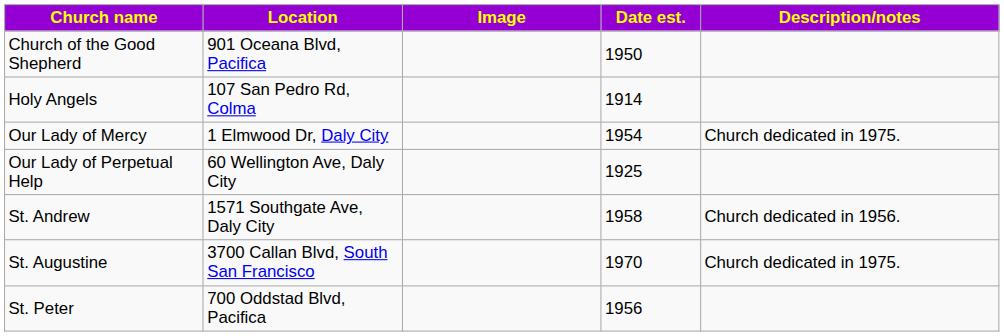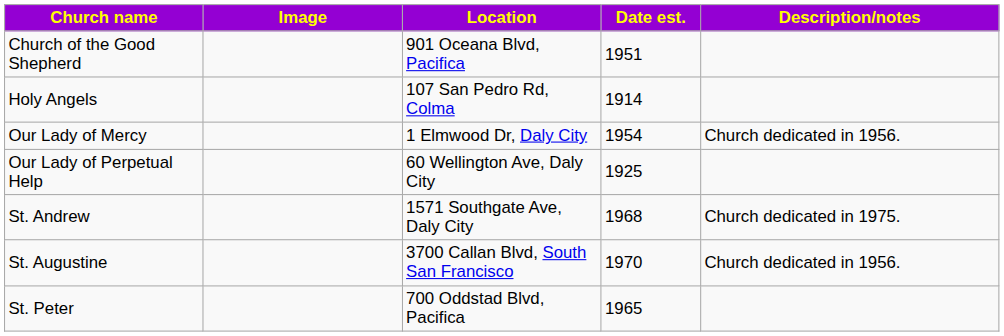columns swapped: (502, 17) <-> (303, 17)
(624, 53) 1950 -> (624, 53) 1951
(802, 135) Church dedicated in 1975. -> (802, 135) Church dedicated in 1956.
(624, 217) 1958 -> (624, 217) 1968
(802, 217) Church dedicated in 1956. -> (802, 217) Church dedicated in 1975.
(802, 262) Church dedicated in 1975. -> (802, 262) Church dedicated in 1956.
(624, 308) 1956 -> (624, 308) 1965
